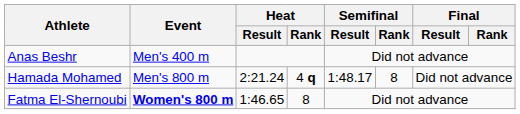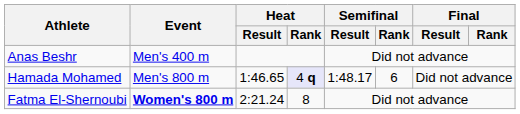(262, 78) 2:21.24 -> (262, 78) 1:46.65
(306, 78) no background -> (306, 78) lavender background
(394, 78) 8 -> (394, 78) 6
(262, 99) 1:46.65 -> (262, 99) 2:21.24
